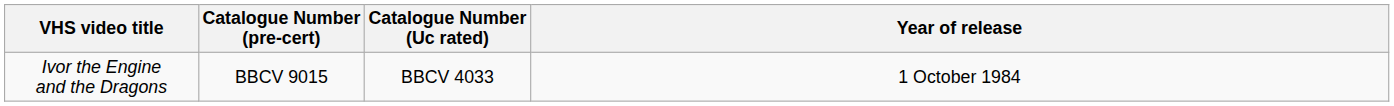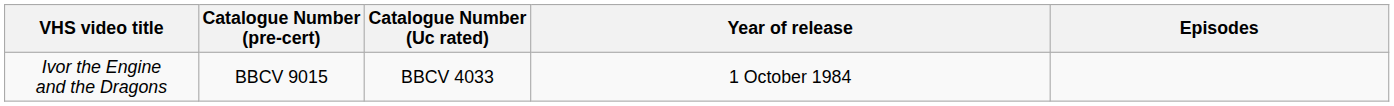+ column: (1219, 28)
